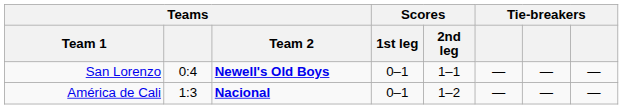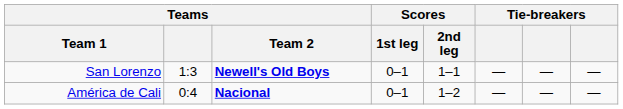(188, 72) 0:4 -> (188, 72) 1:3
(188, 93) 1:3 -> (188, 93) 0:4
